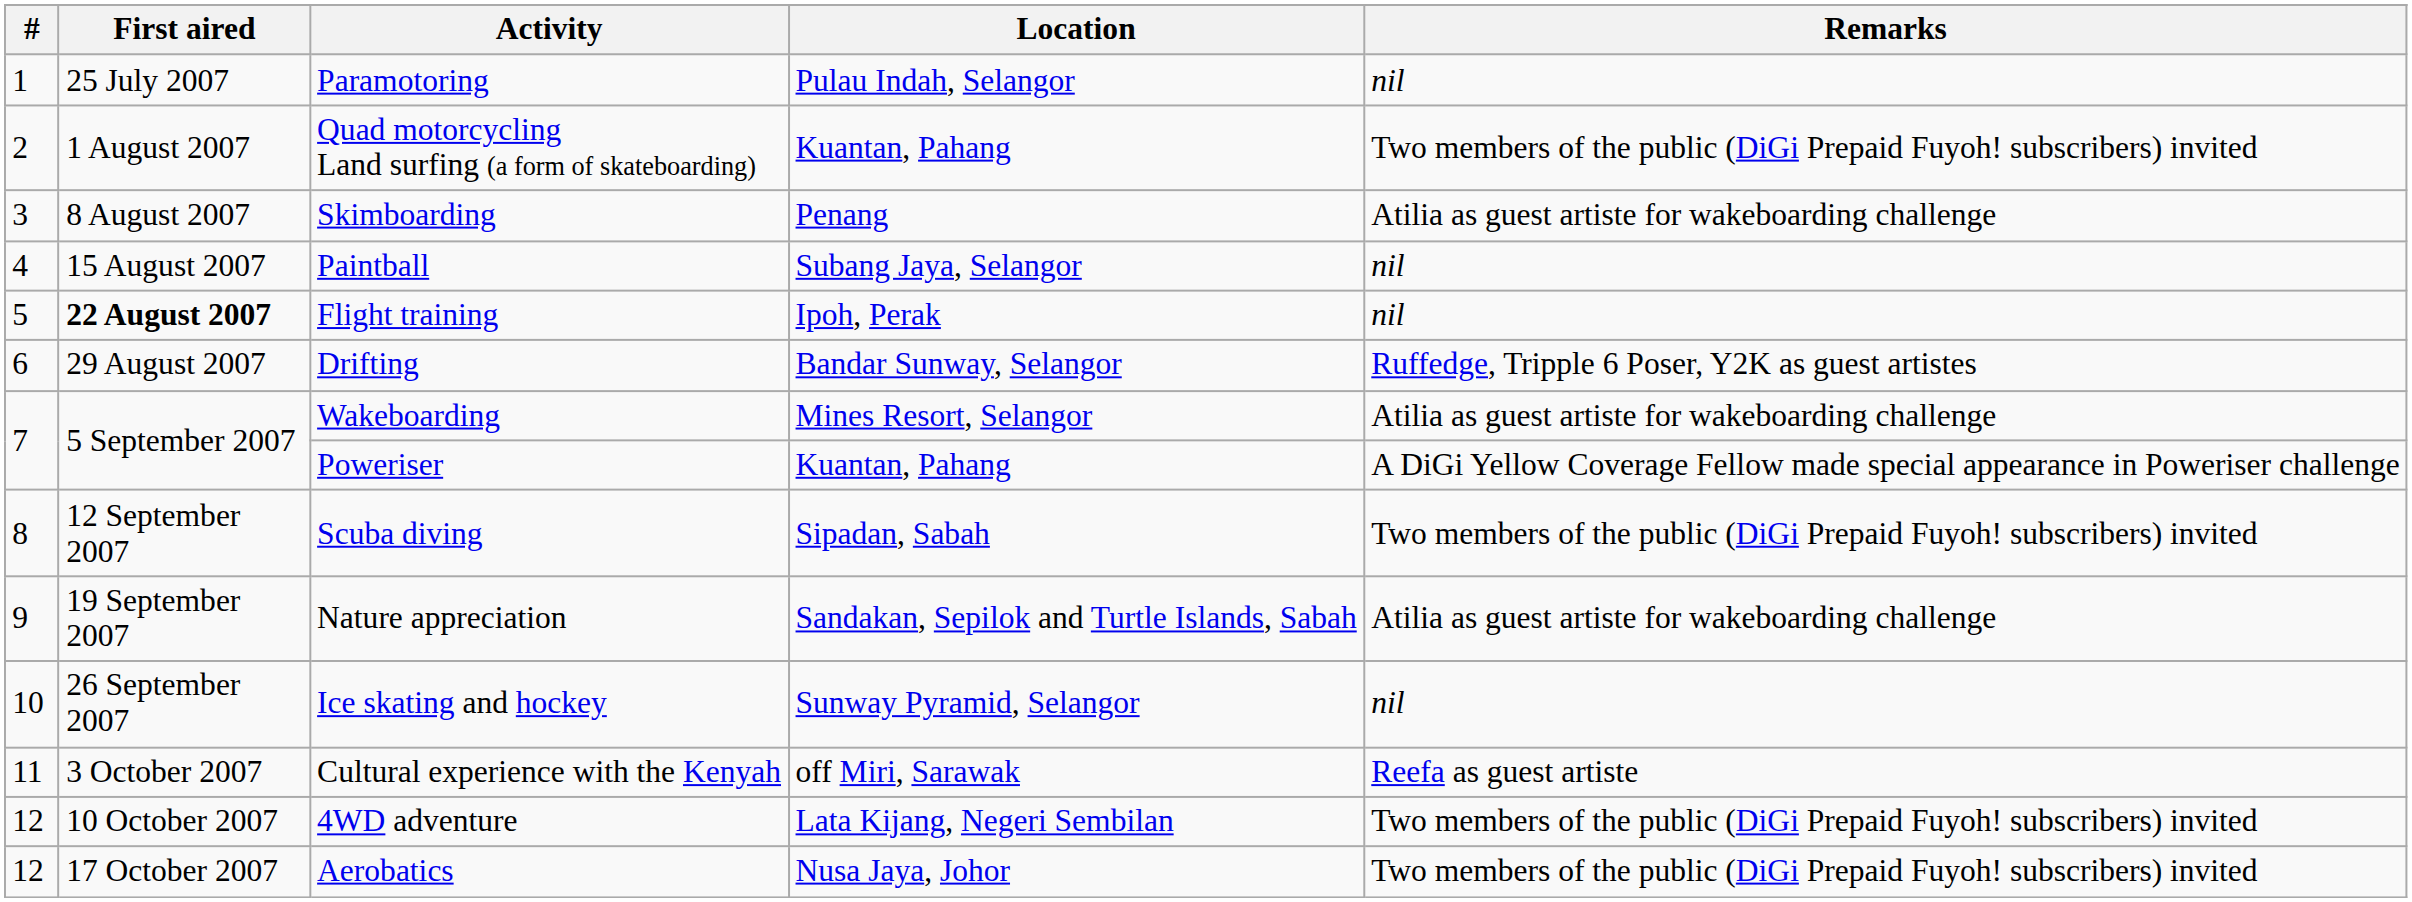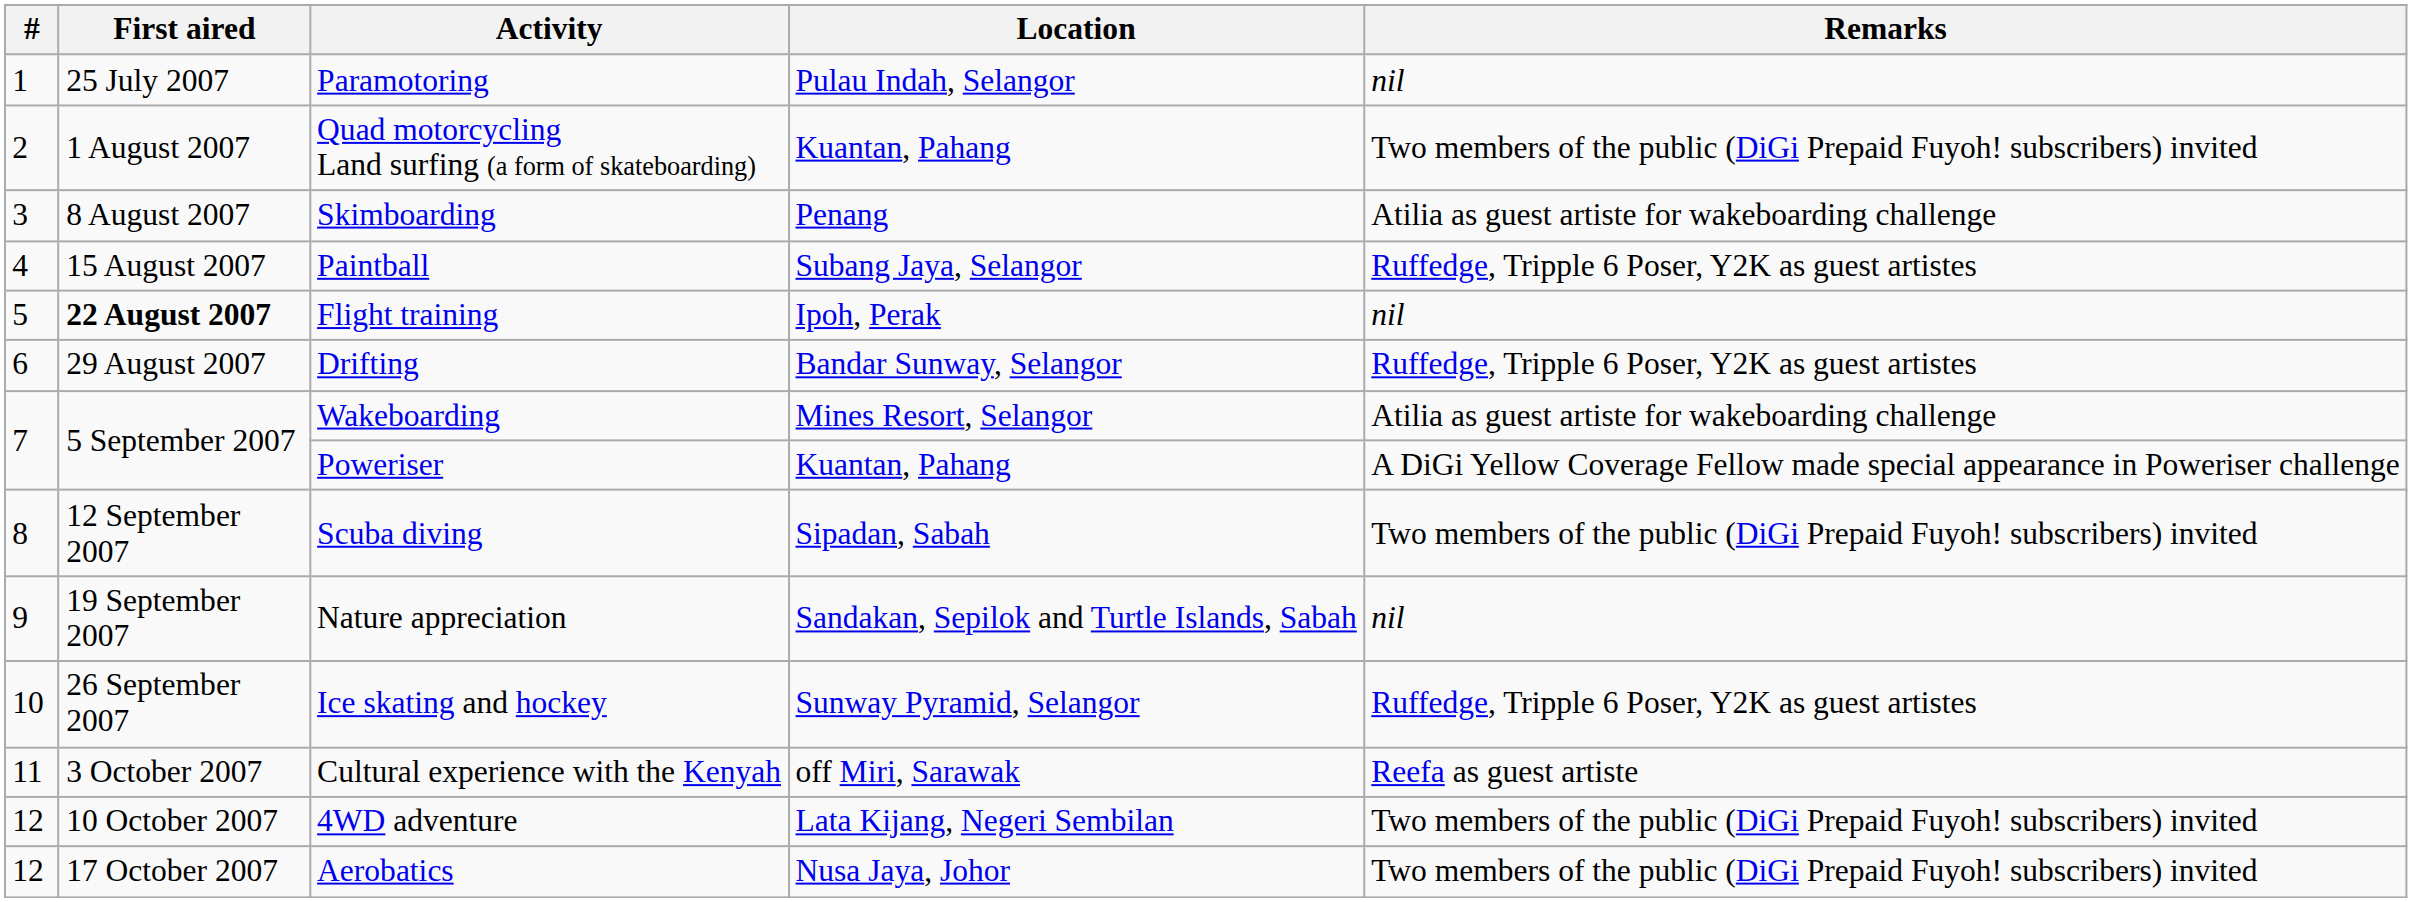(1388, 264) nil -> (1674, 264) Ruffedge, Tripple 6 Poser, Y2K as guest artistes
(1684, 618) Atilia as guest artiste for wakeboarding challenge -> (1388, 618) nil
(1388, 703) nil -> (1674, 703) Ruffedge, Tripple 6 Poser, Y2K as guest artistes
